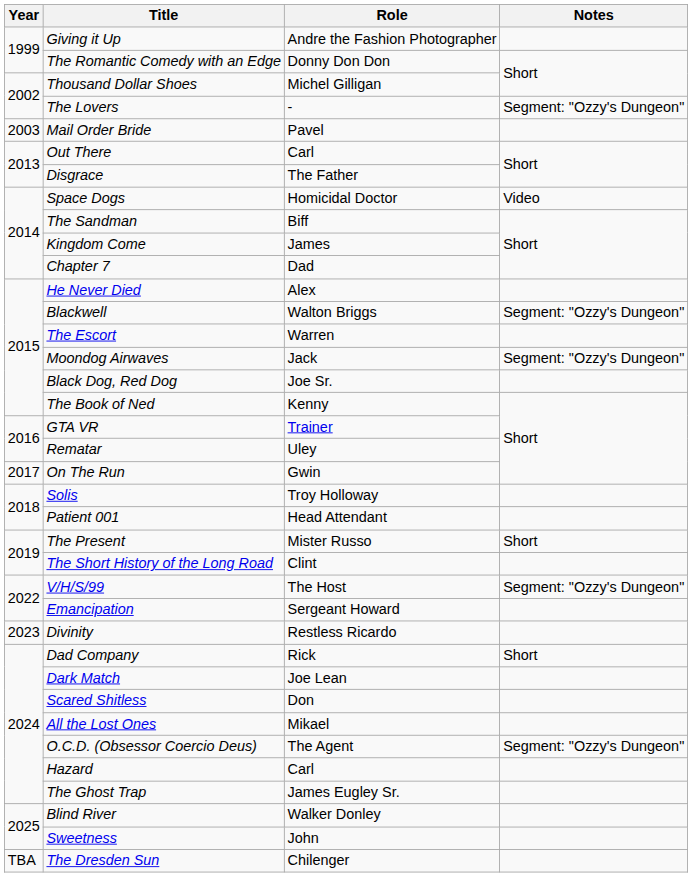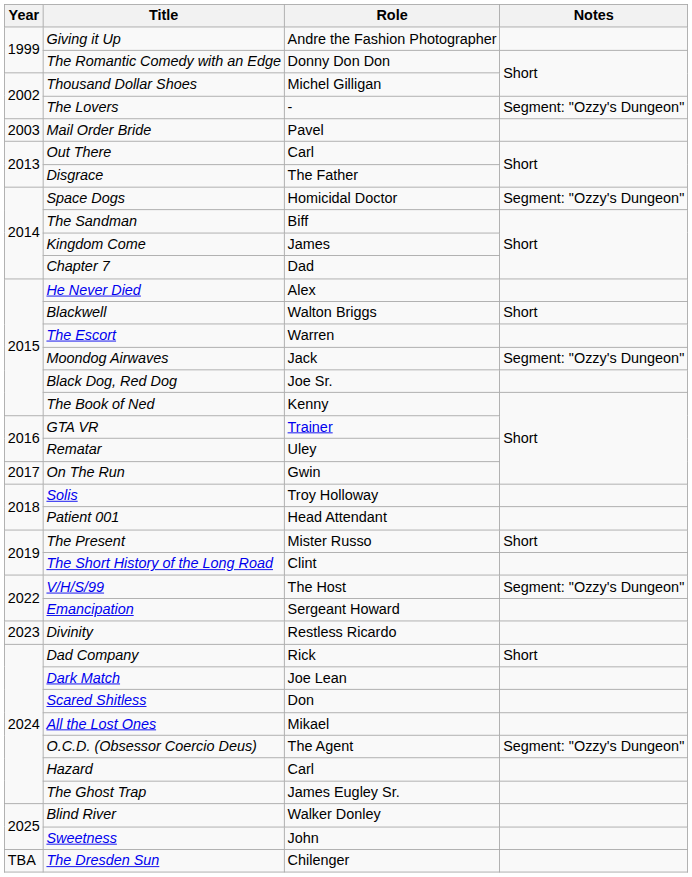(521, 198) Video -> (594, 198) Segment: "Ozzy's Dungeon"
(594, 312) Segment: "Ozzy's Dungeon" -> (520, 312) Short
